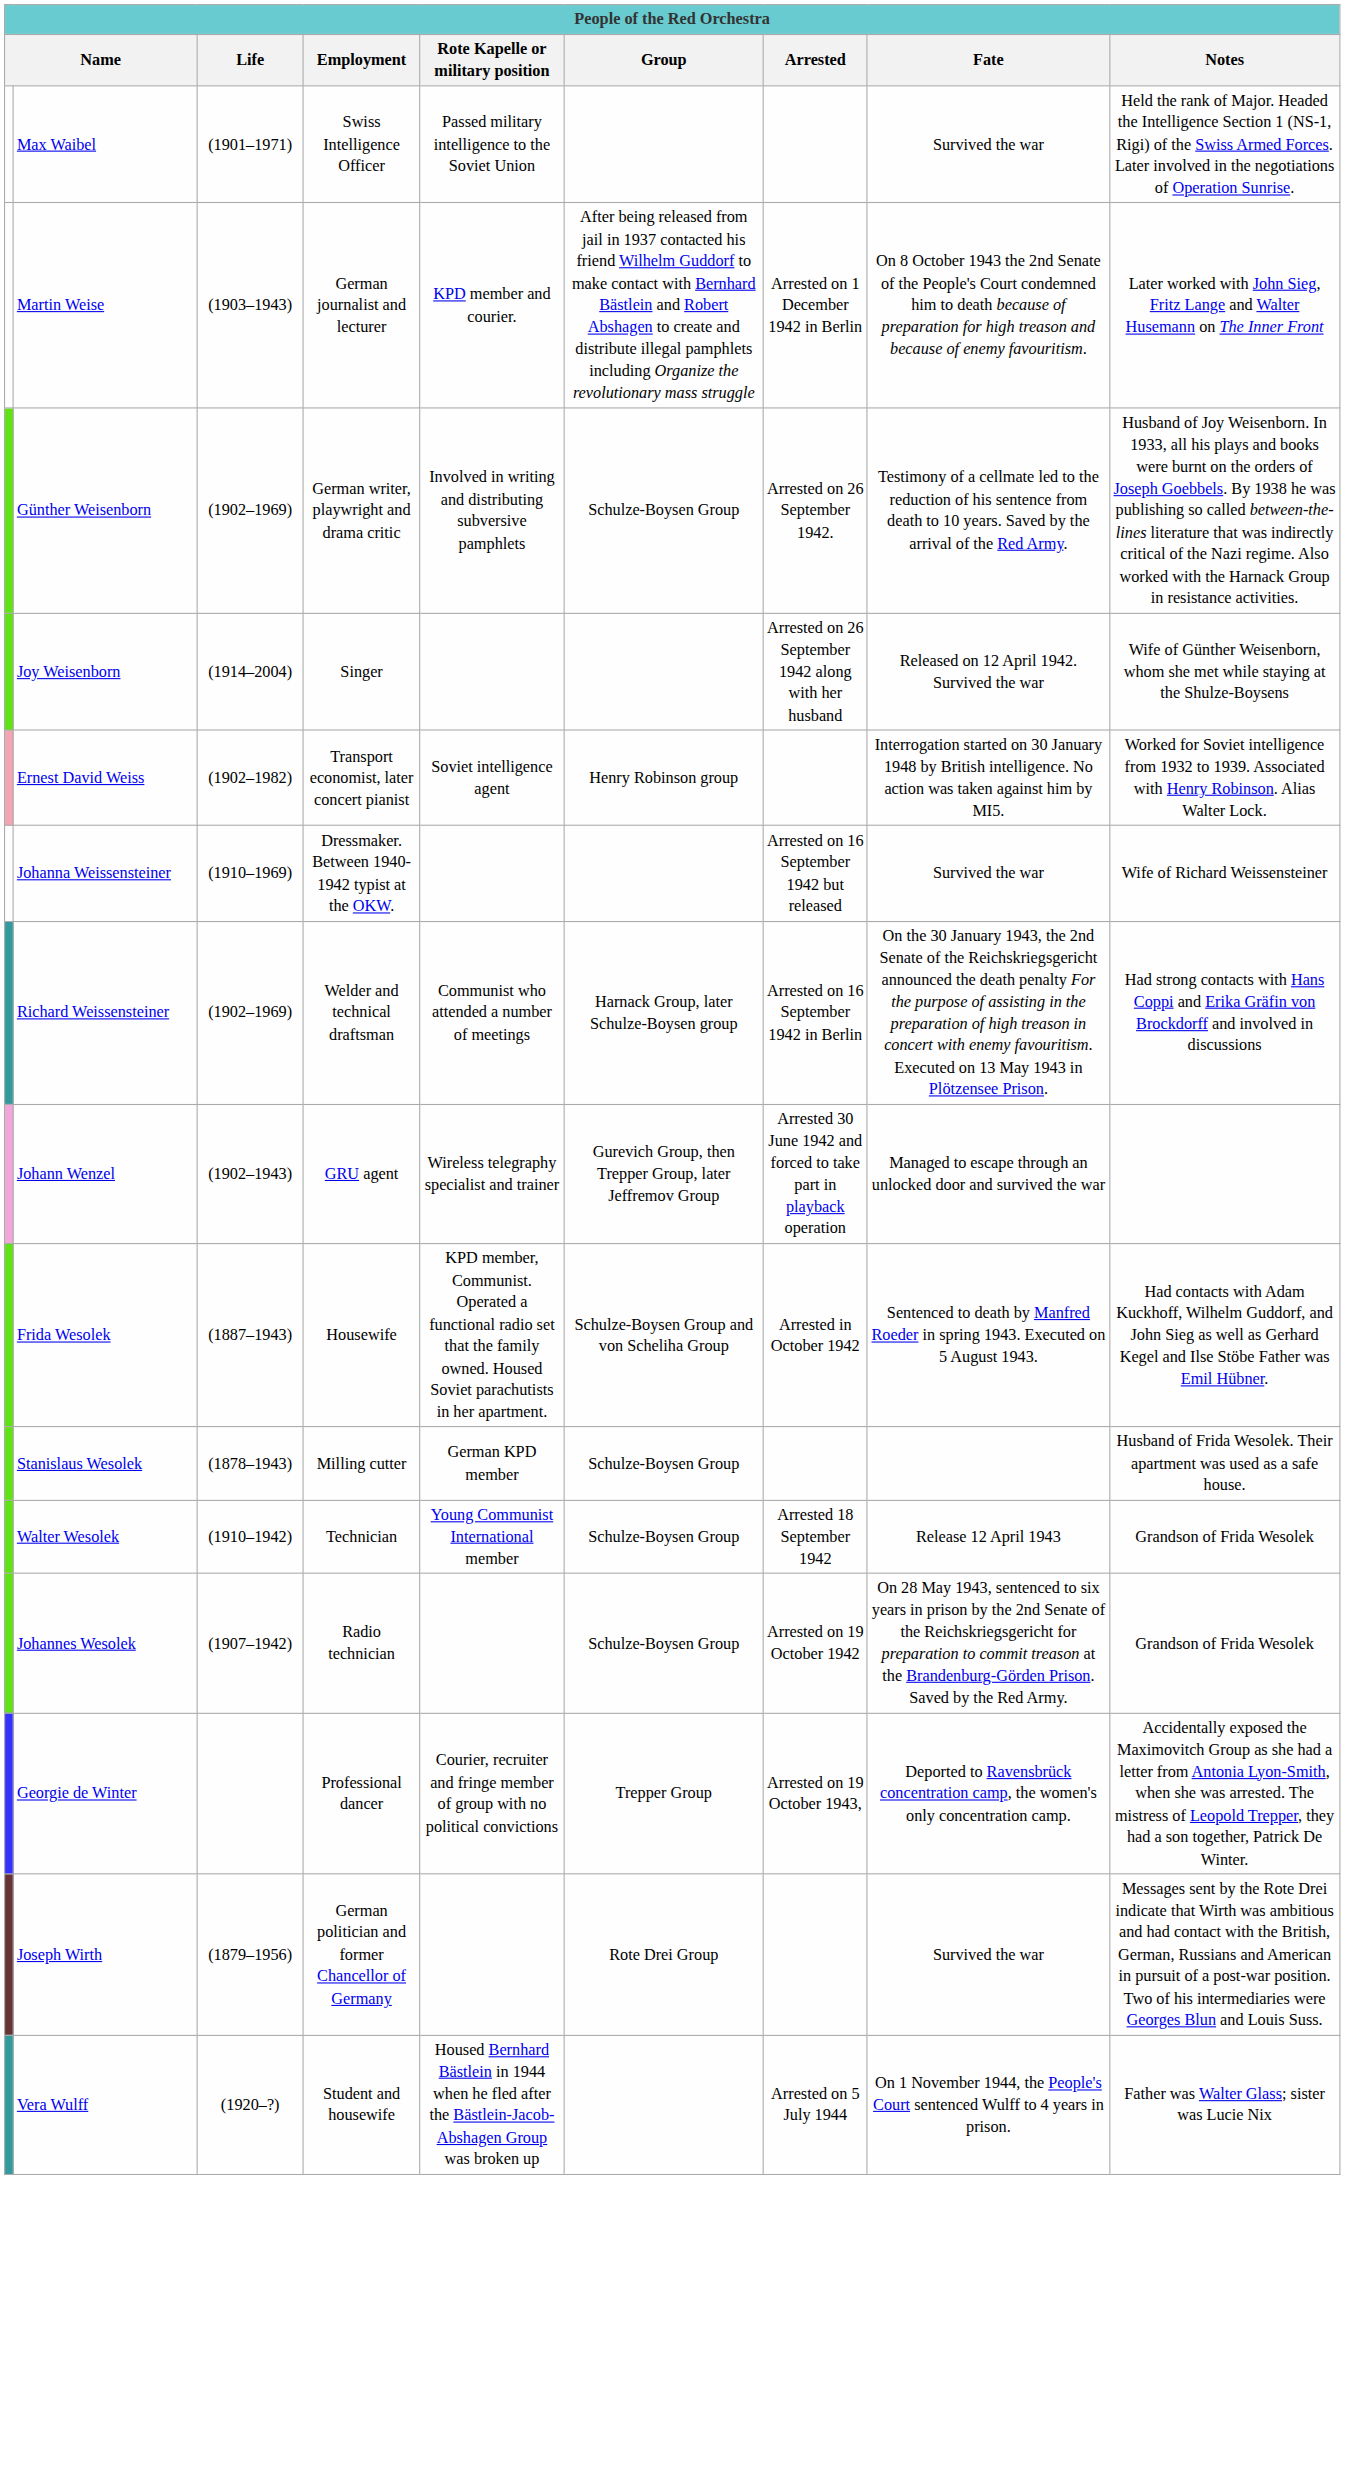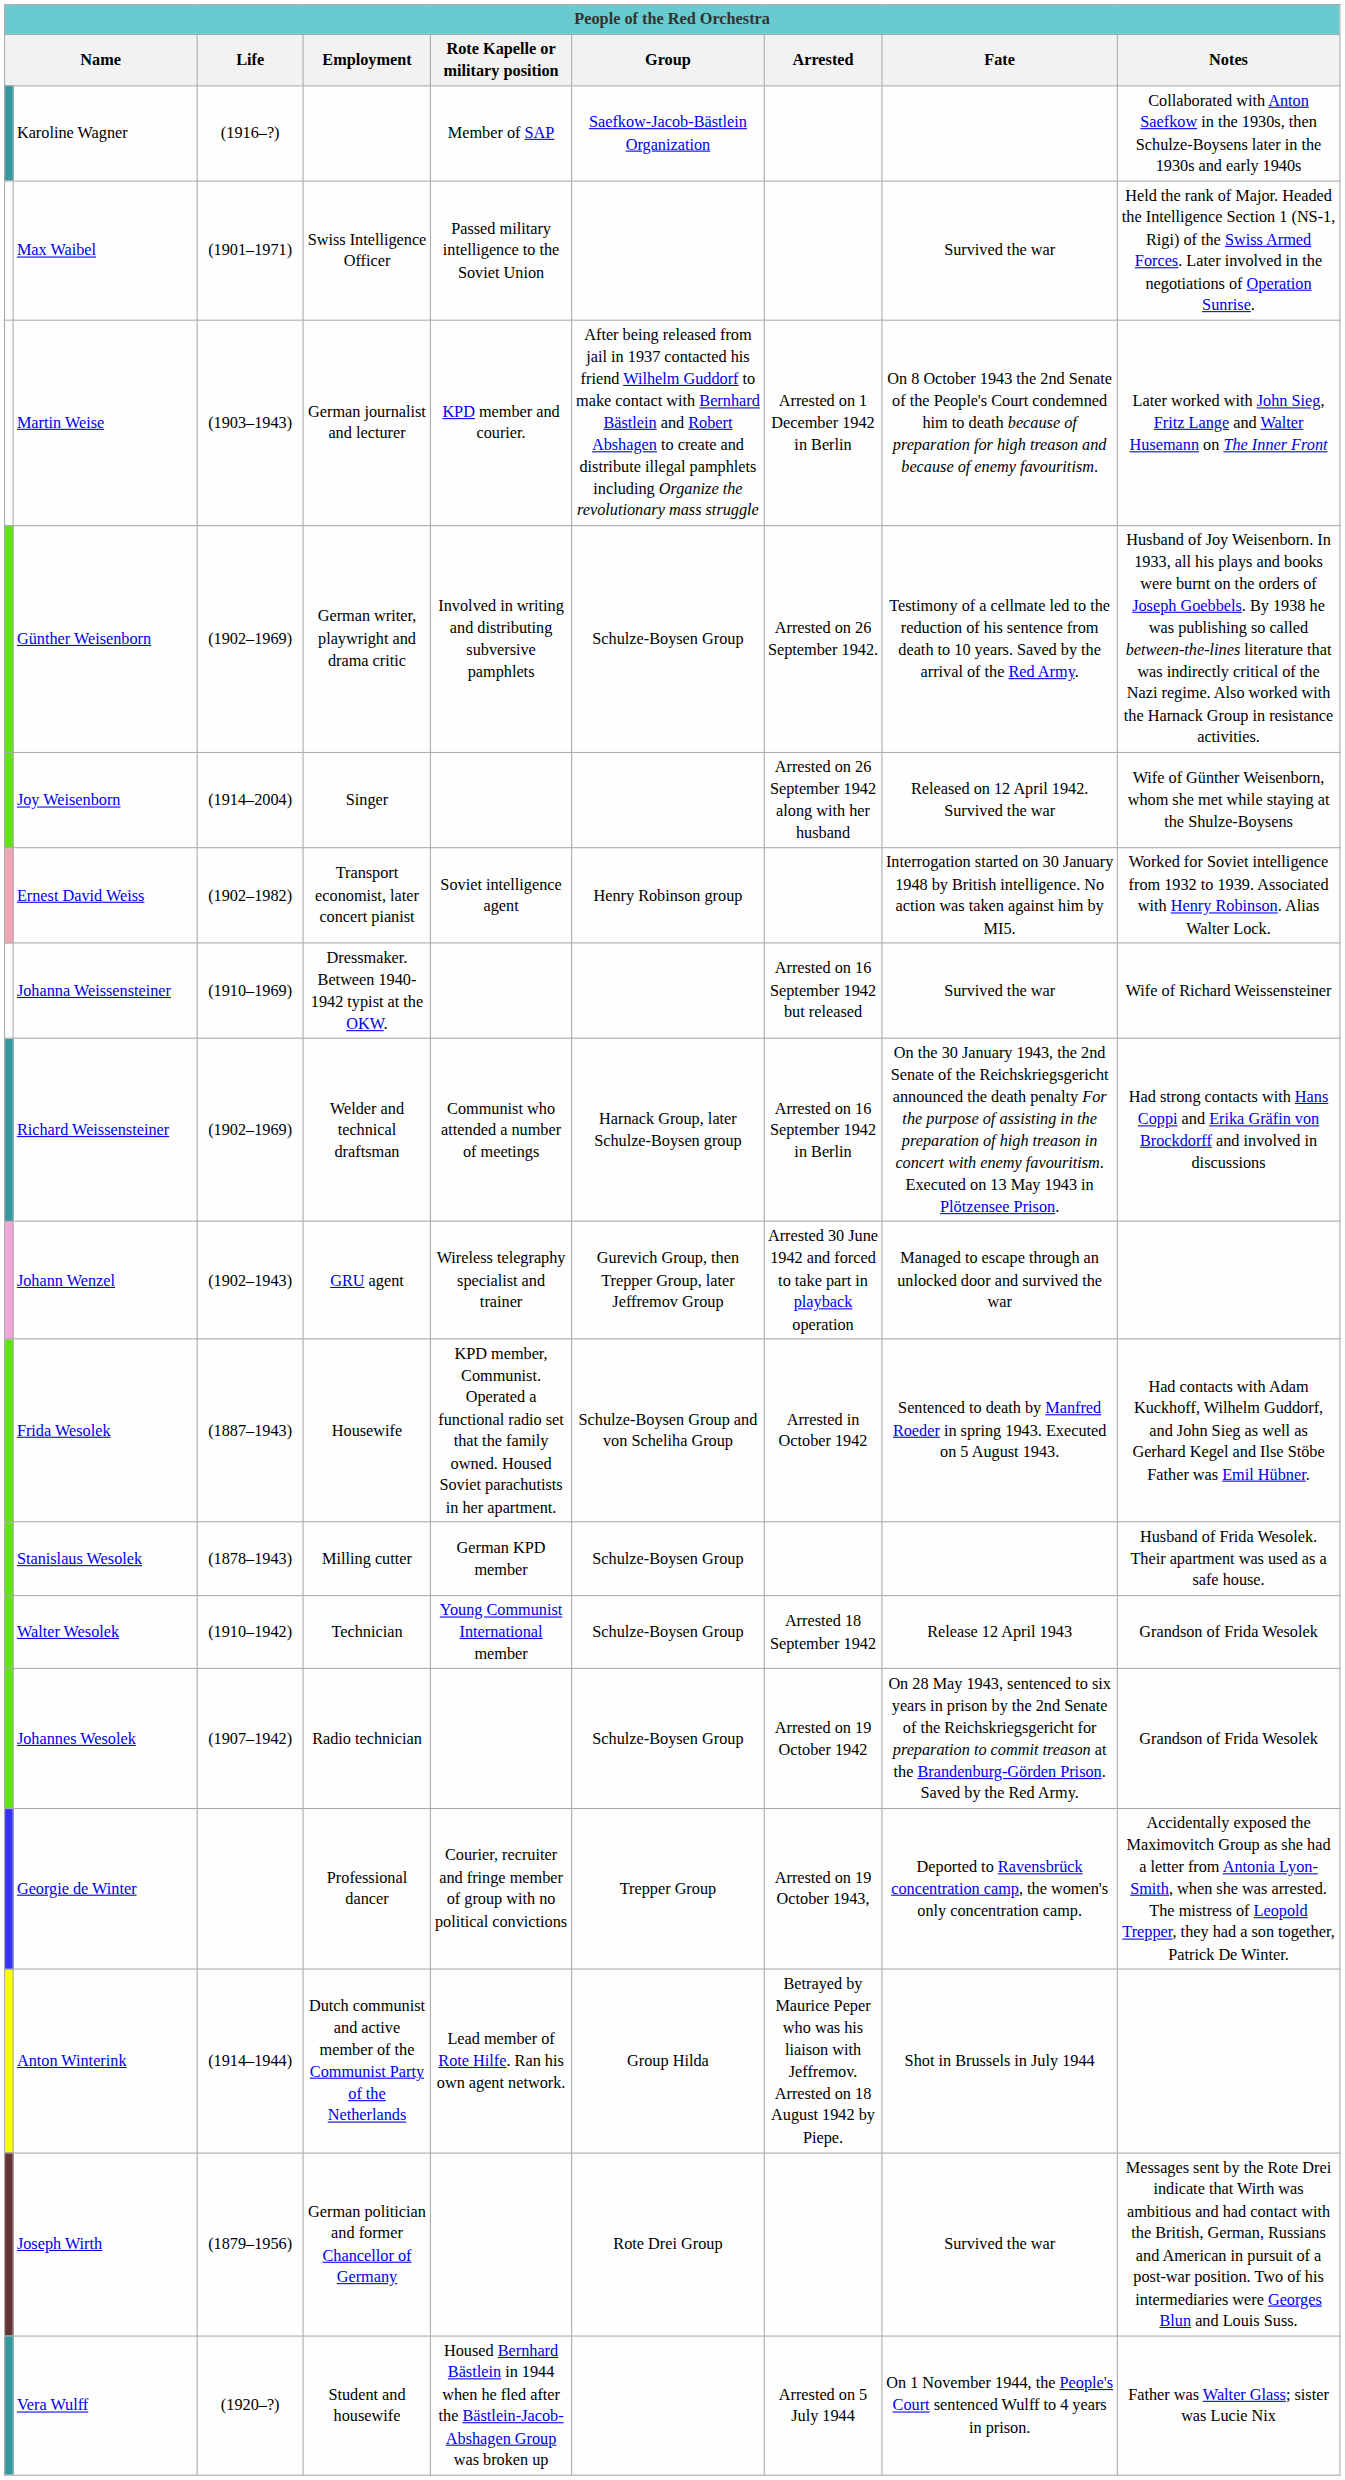+ row: (72, 133)
+ row: (72, 2060)
